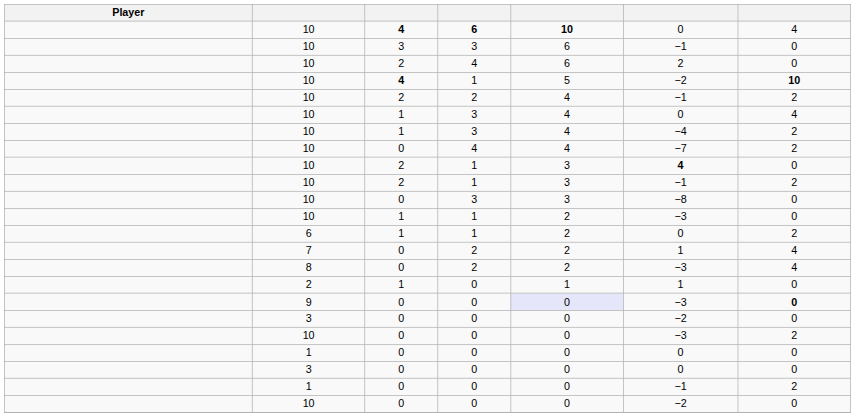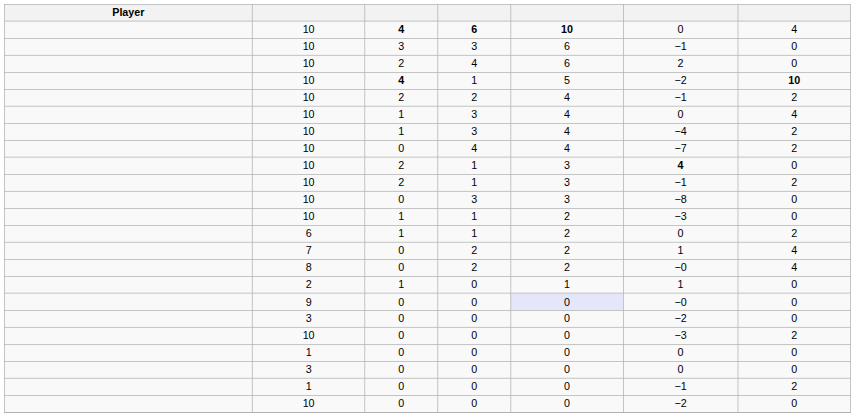(681, 268) −3 -> (681, 268) −0
(681, 302) −3 -> (681, 302) −0
(794, 302) bold -> (794, 302) normal
